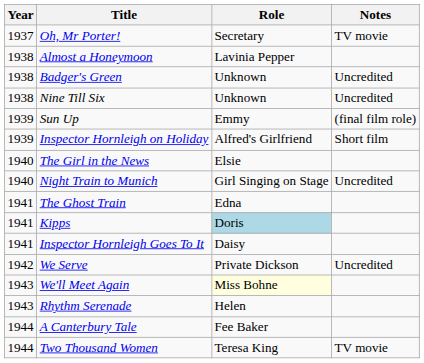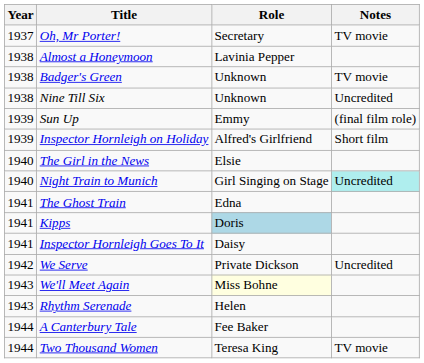(364, 77) Uncredited -> (361, 77) TV movie
(364, 181) no background -> (364, 181) paleturquoise background
